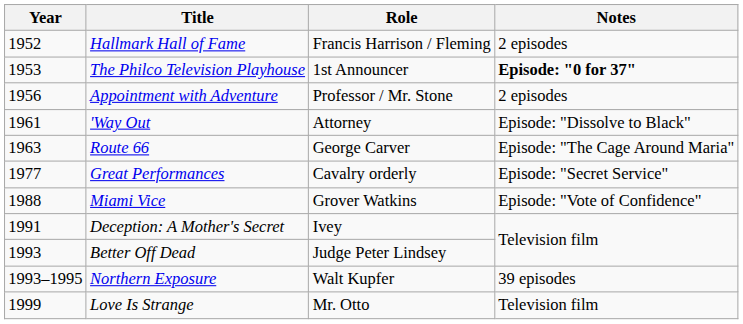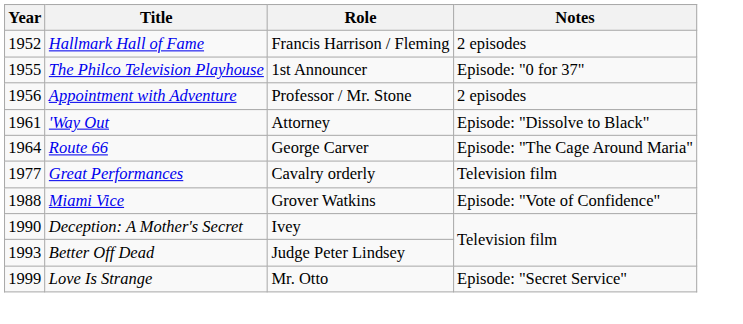(25, 69) 1953 -> (25, 69) 1955
(567, 69) bold -> (521, 69) normal
(25, 148) 1963 -> (25, 148) 1964
(583, 174) Episode: "Secret Service" -> (507, 174) Television film
(25, 226) 1991 -> (25, 226) 1990
- row: (153, 278)
(548, 305) Television film -> (542, 278) Episode: "Secret Service"
